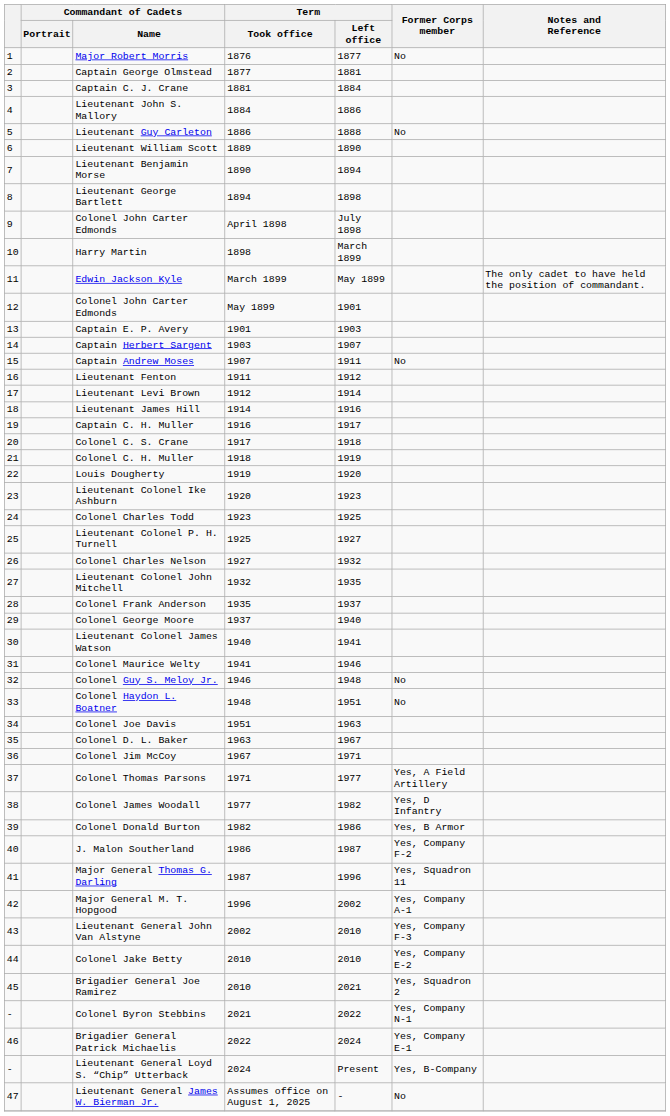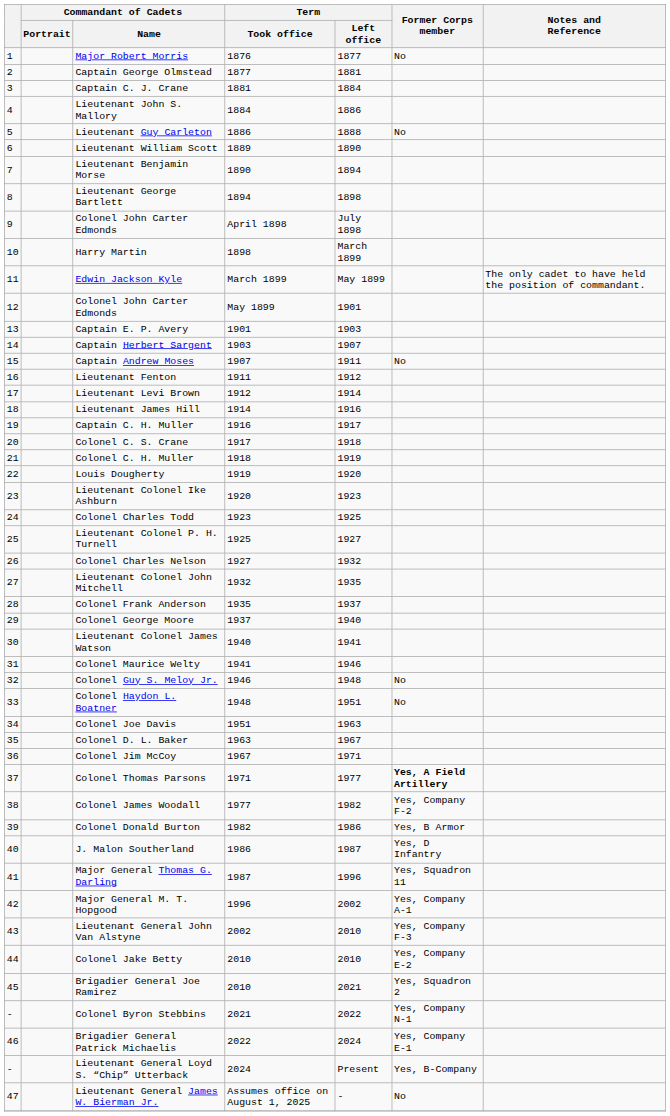(430, 778) normal -> (430, 778) bold
(418, 806) Yes, D Infantry -> (430, 806) Yes, Company F-2
(430, 849) Yes, Company F-2 -> (418, 849) Yes, D Infantry
